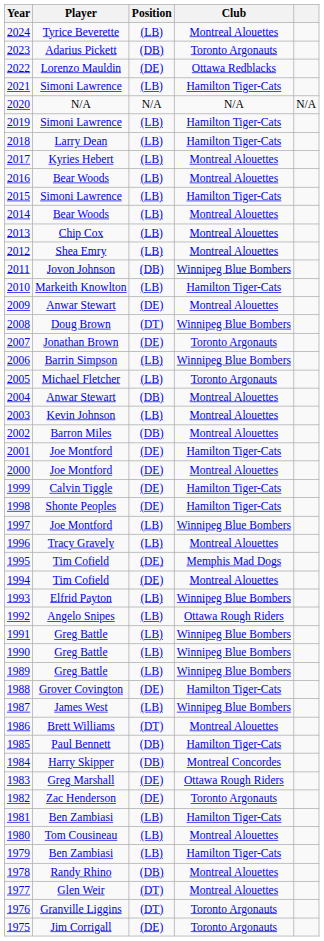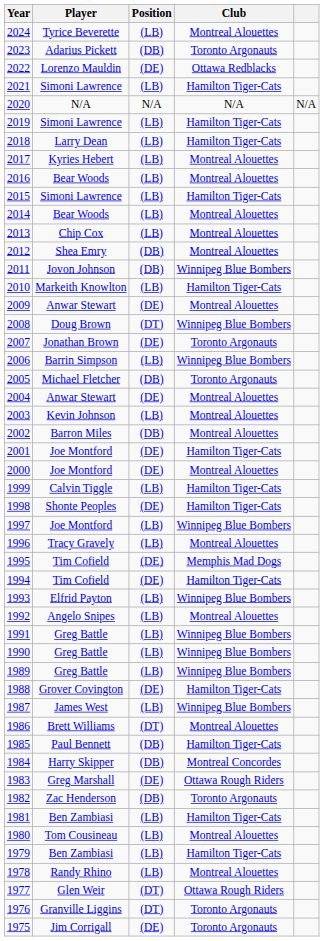(152, 251) (LB) -> (152, 251) (DB)
(152, 379) (LB) -> (152, 379) (DB)
(152, 397) (DB) -> (152, 397) (DE)
(152, 488) (DE) -> (152, 488) (LB)
(234, 580) Montreal Alouettes -> (234, 580) Hamilton Tiger-Cats
(234, 616) Ottawa Rough Riders -> (234, 616) Montreal Alouettes
(152, 799) (DE) -> (152, 799) (DB)
(152, 872) (DB) -> (152, 872) (LB)
(234, 890) Montreal Alouettes -> (234, 890) Ottawa Rough Riders
